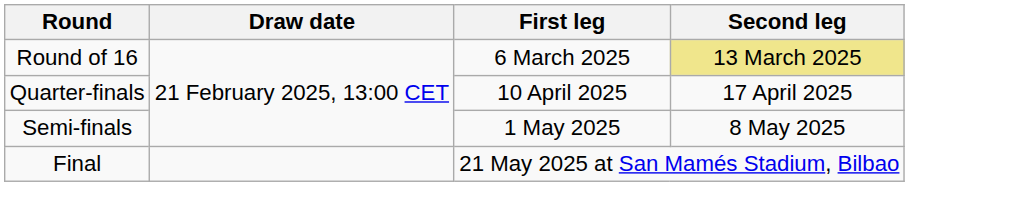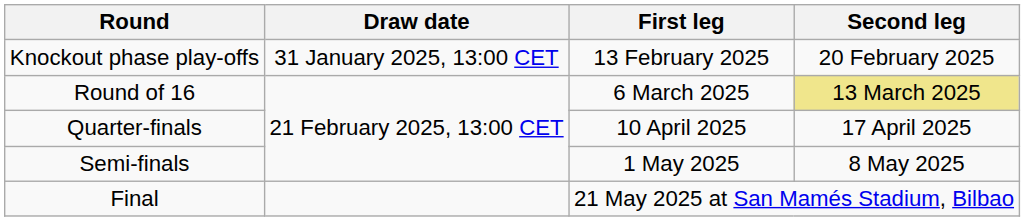+ row: (134, 57)
